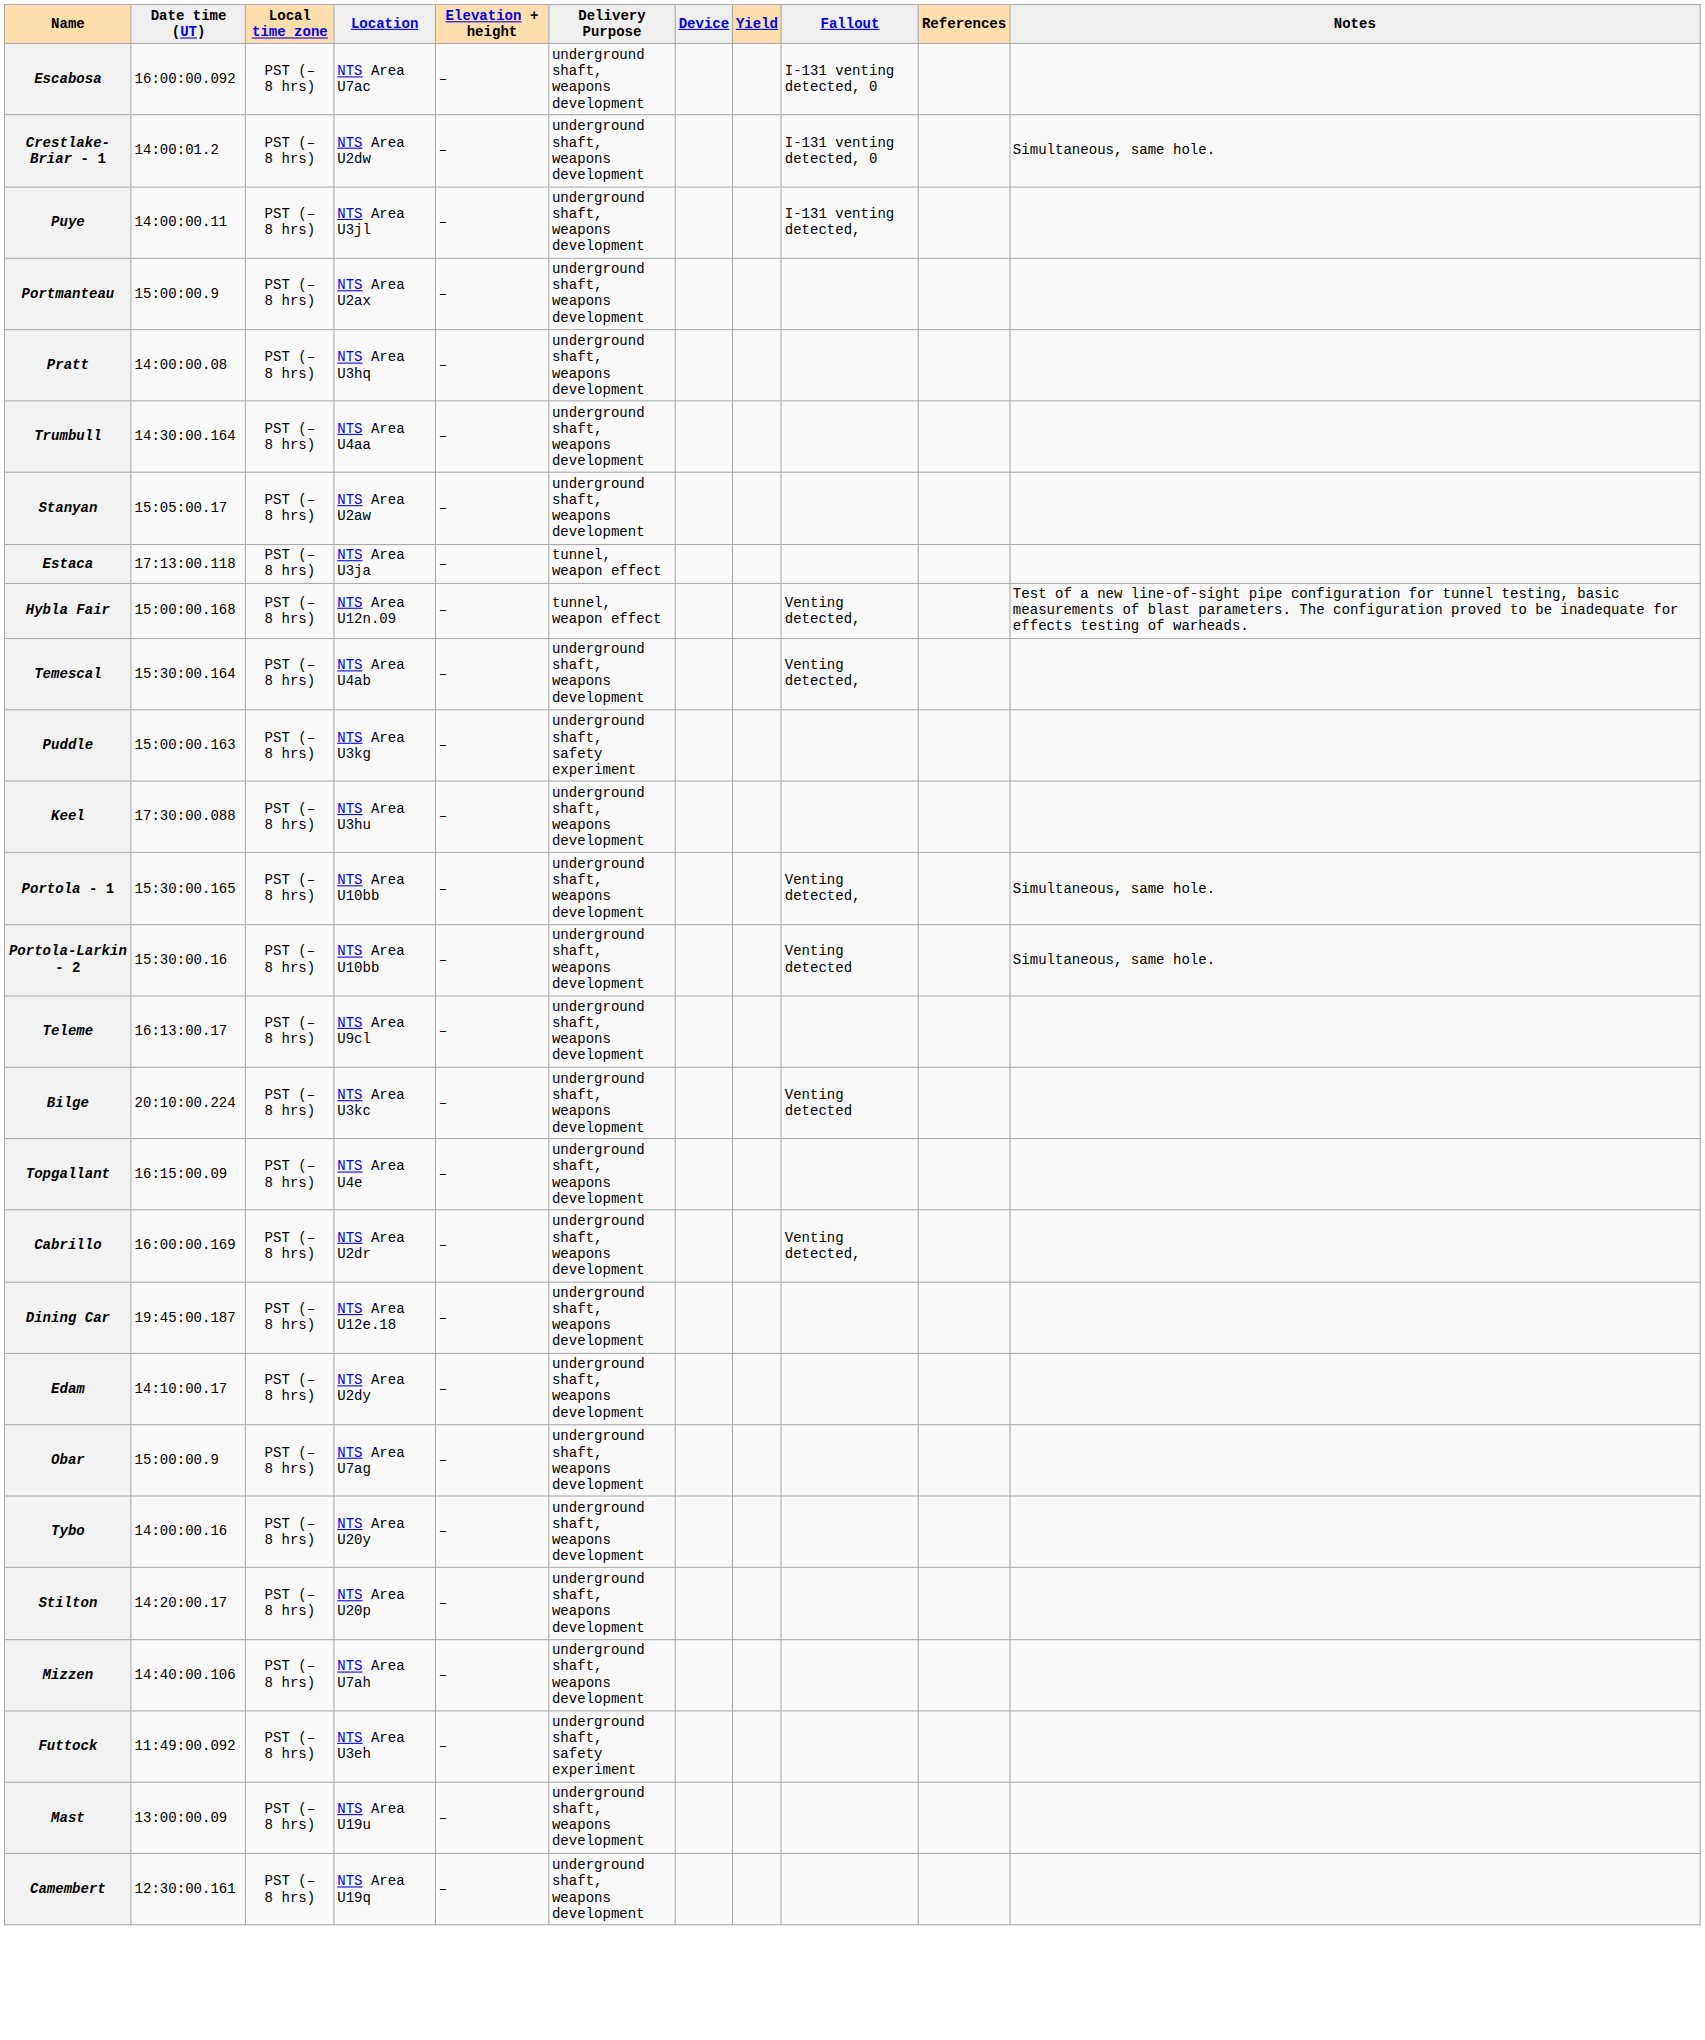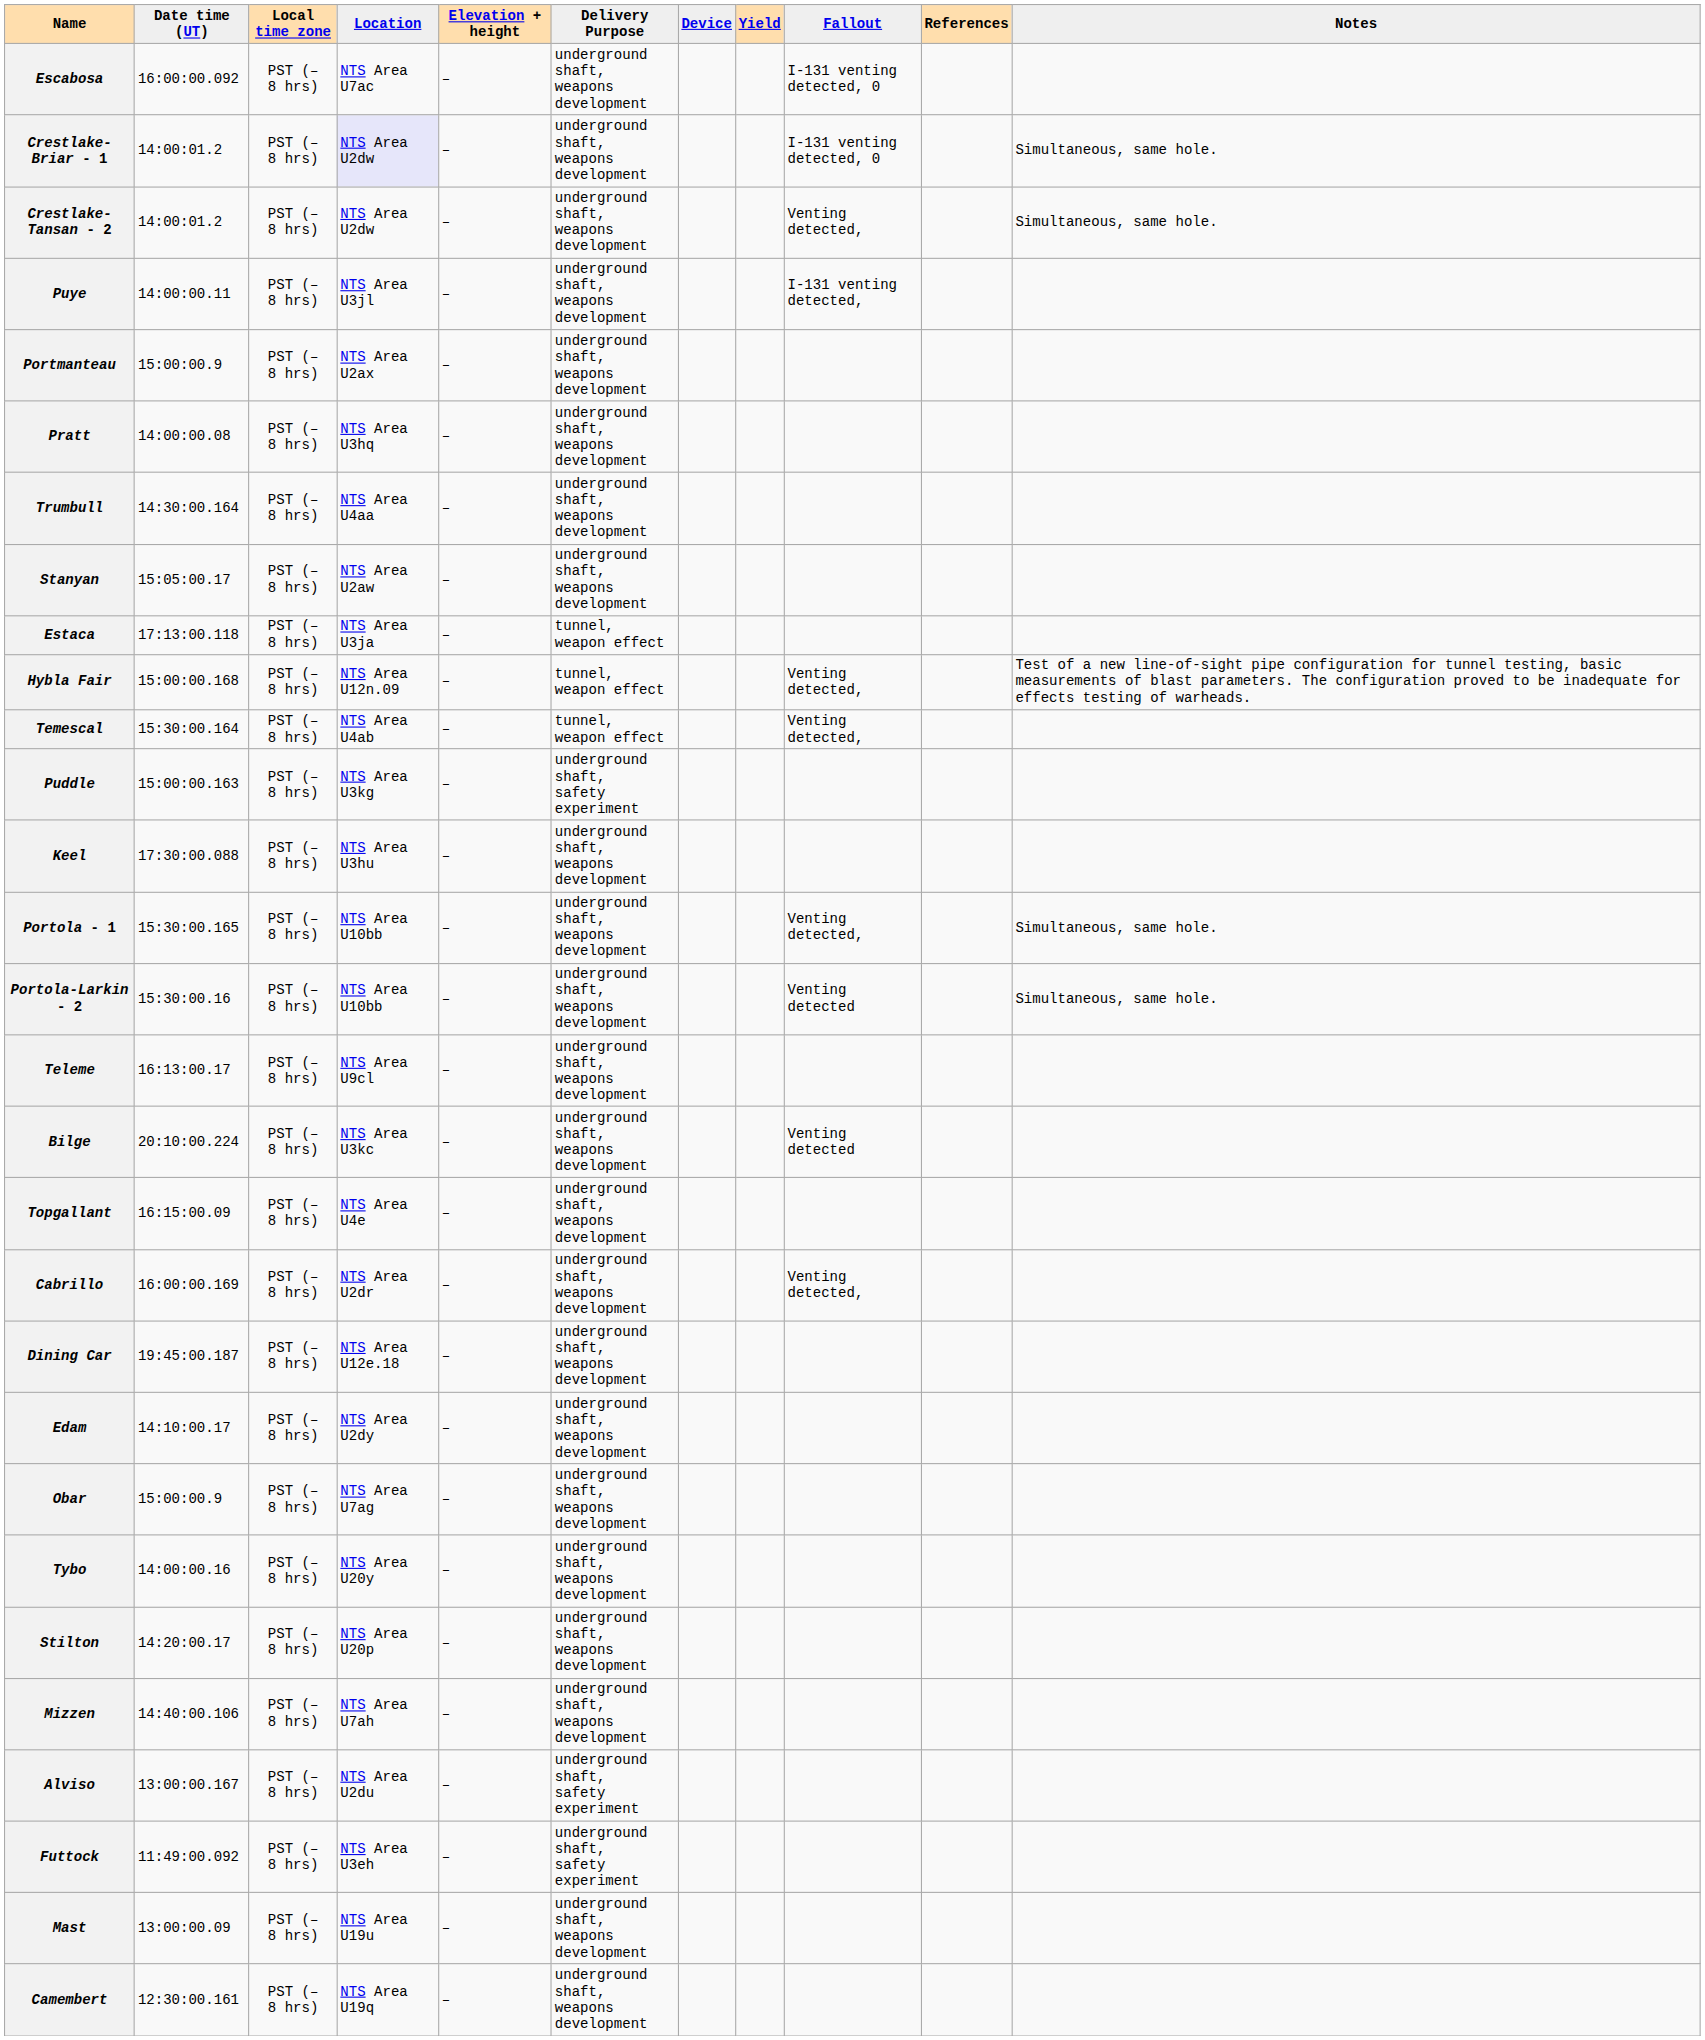(371, 151) no background -> (374, 151) lavender background
+ row: (70, 222)
(598, 674) underground shaft, weapons development -> (610, 729) tunnel, weapon effect
+ row: (70, 1785)
